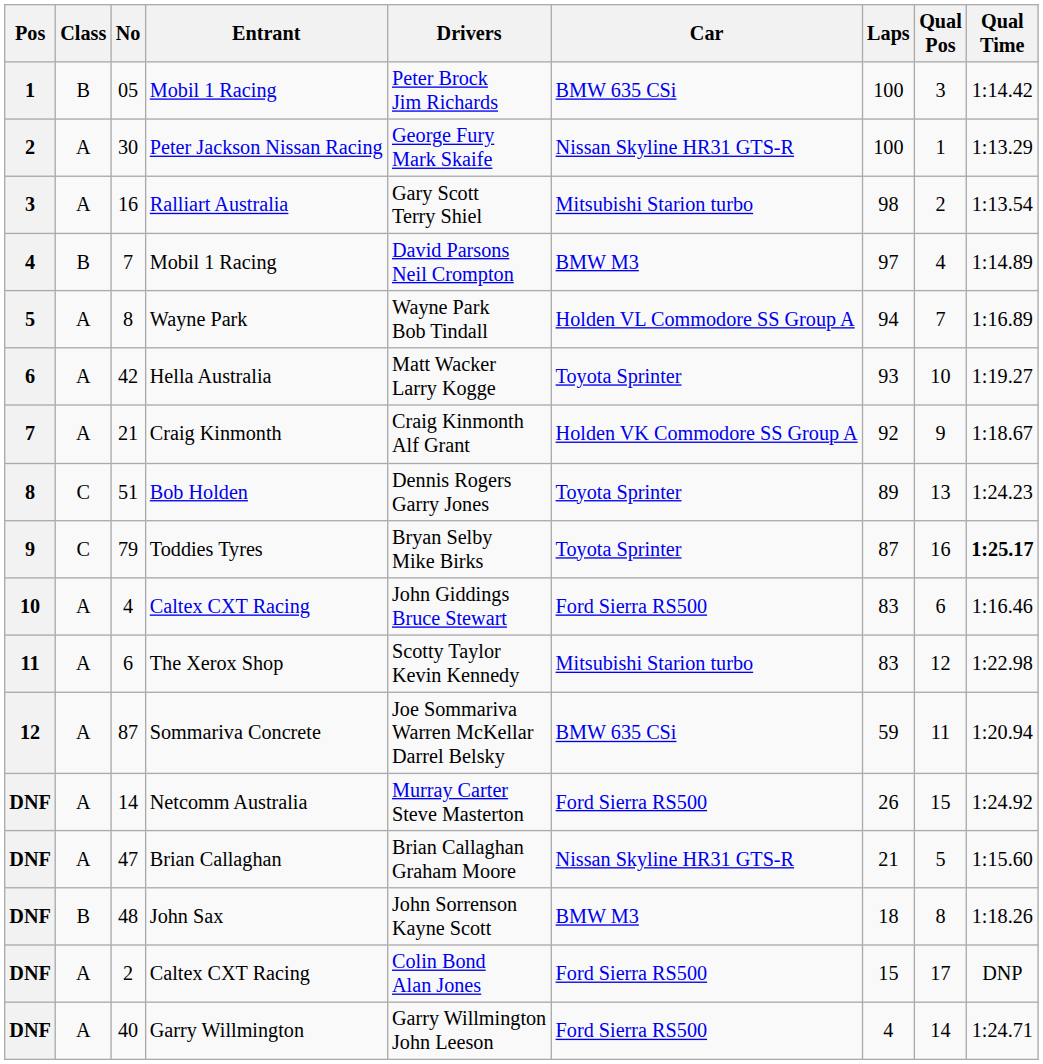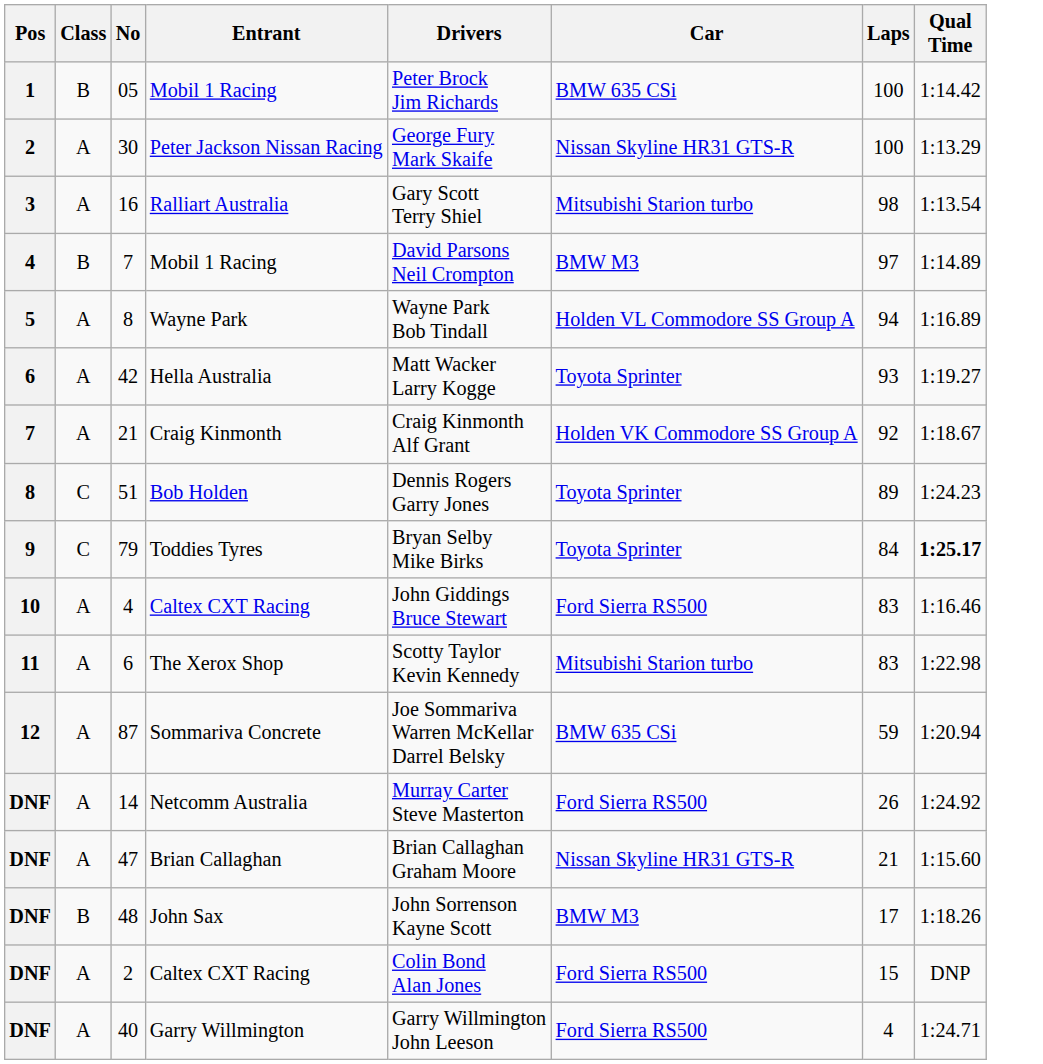- column: (940, 33)
(888, 548) 87 -> (888, 548) 84
(888, 916) 18 -> (888, 916) 17
